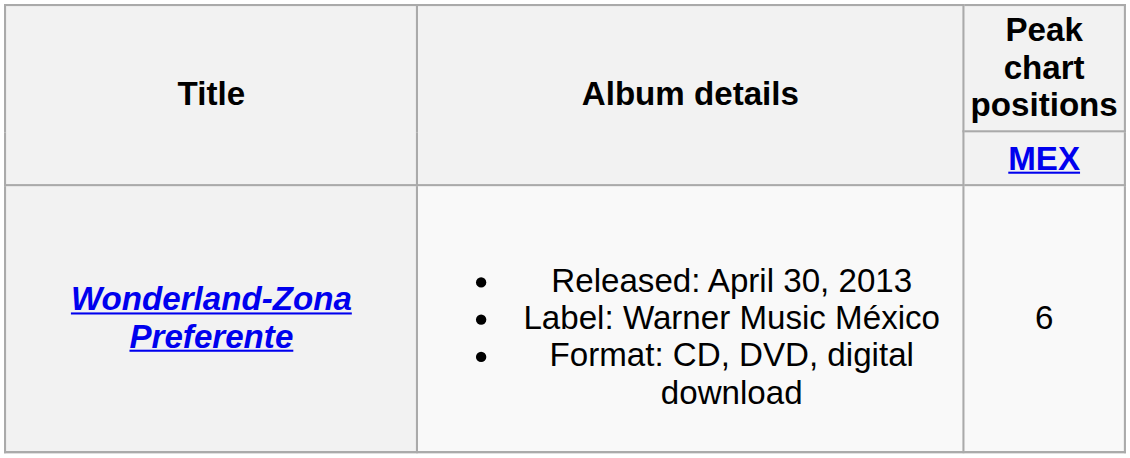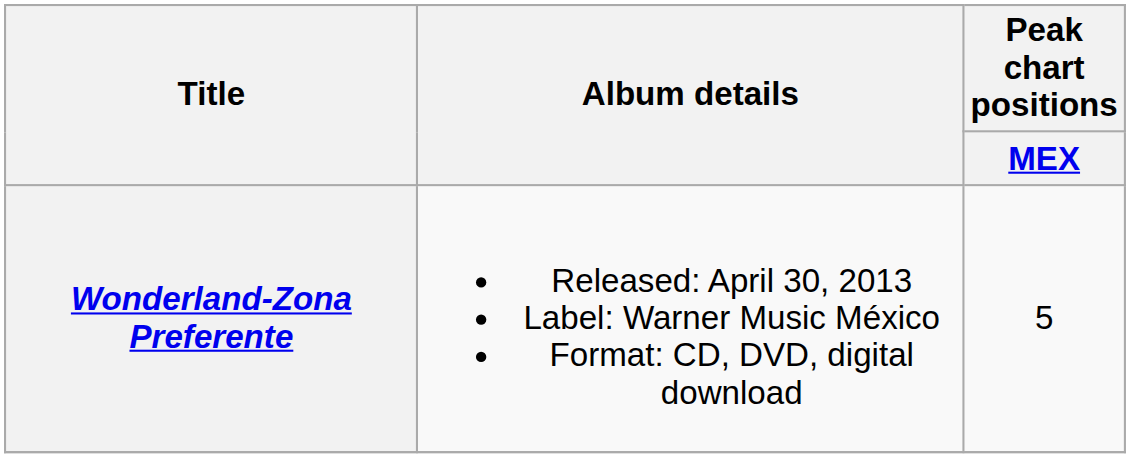(1044, 317) 6 -> (1044, 317) 5
